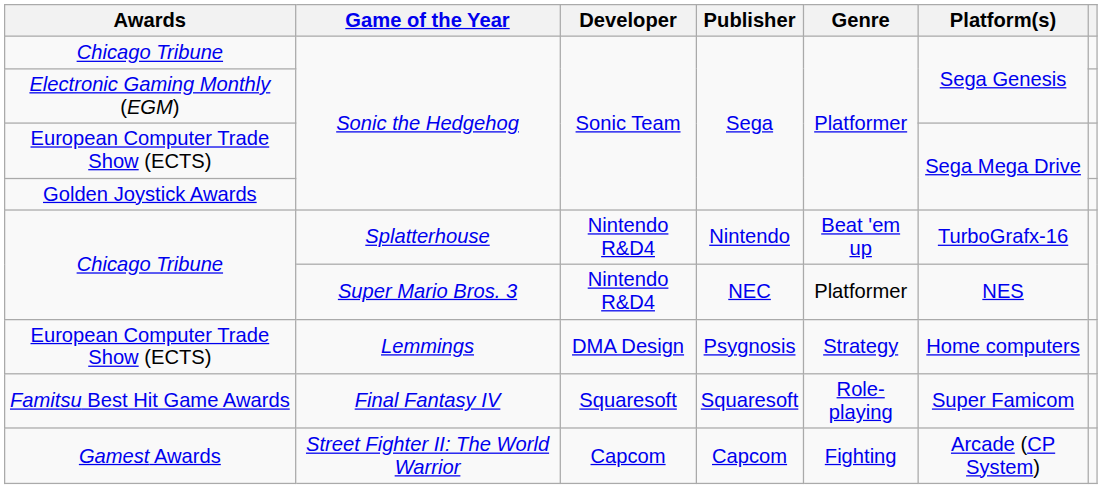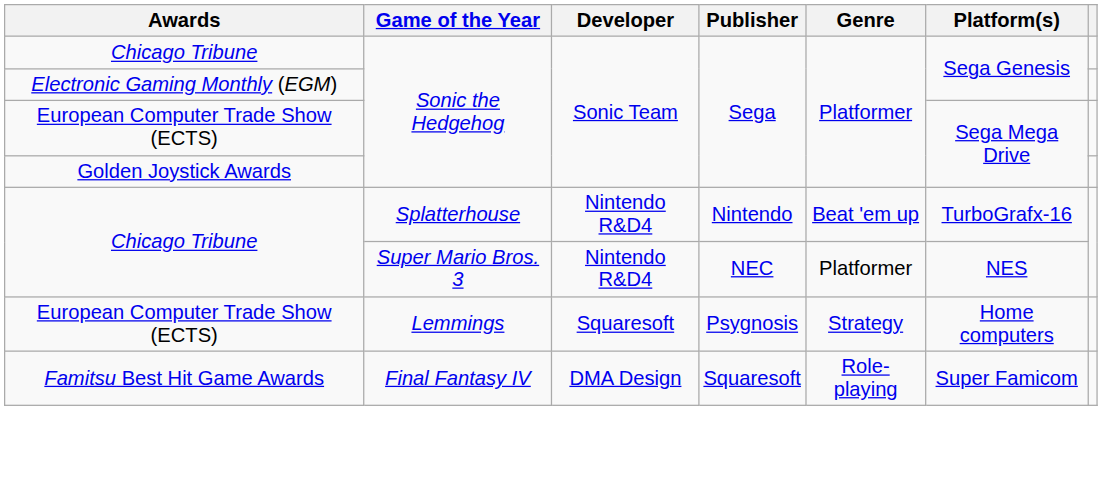(628, 346) DMA Design -> (625, 323) Squaresoft
(628, 401) Squaresoft -> (625, 378) DMA Design
- row: (150, 455)
